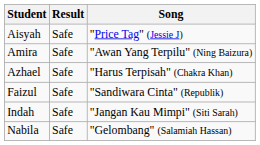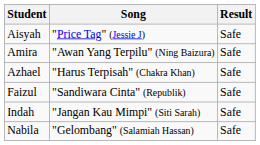columns swapped: (171, 14) <-> (68, 14)
